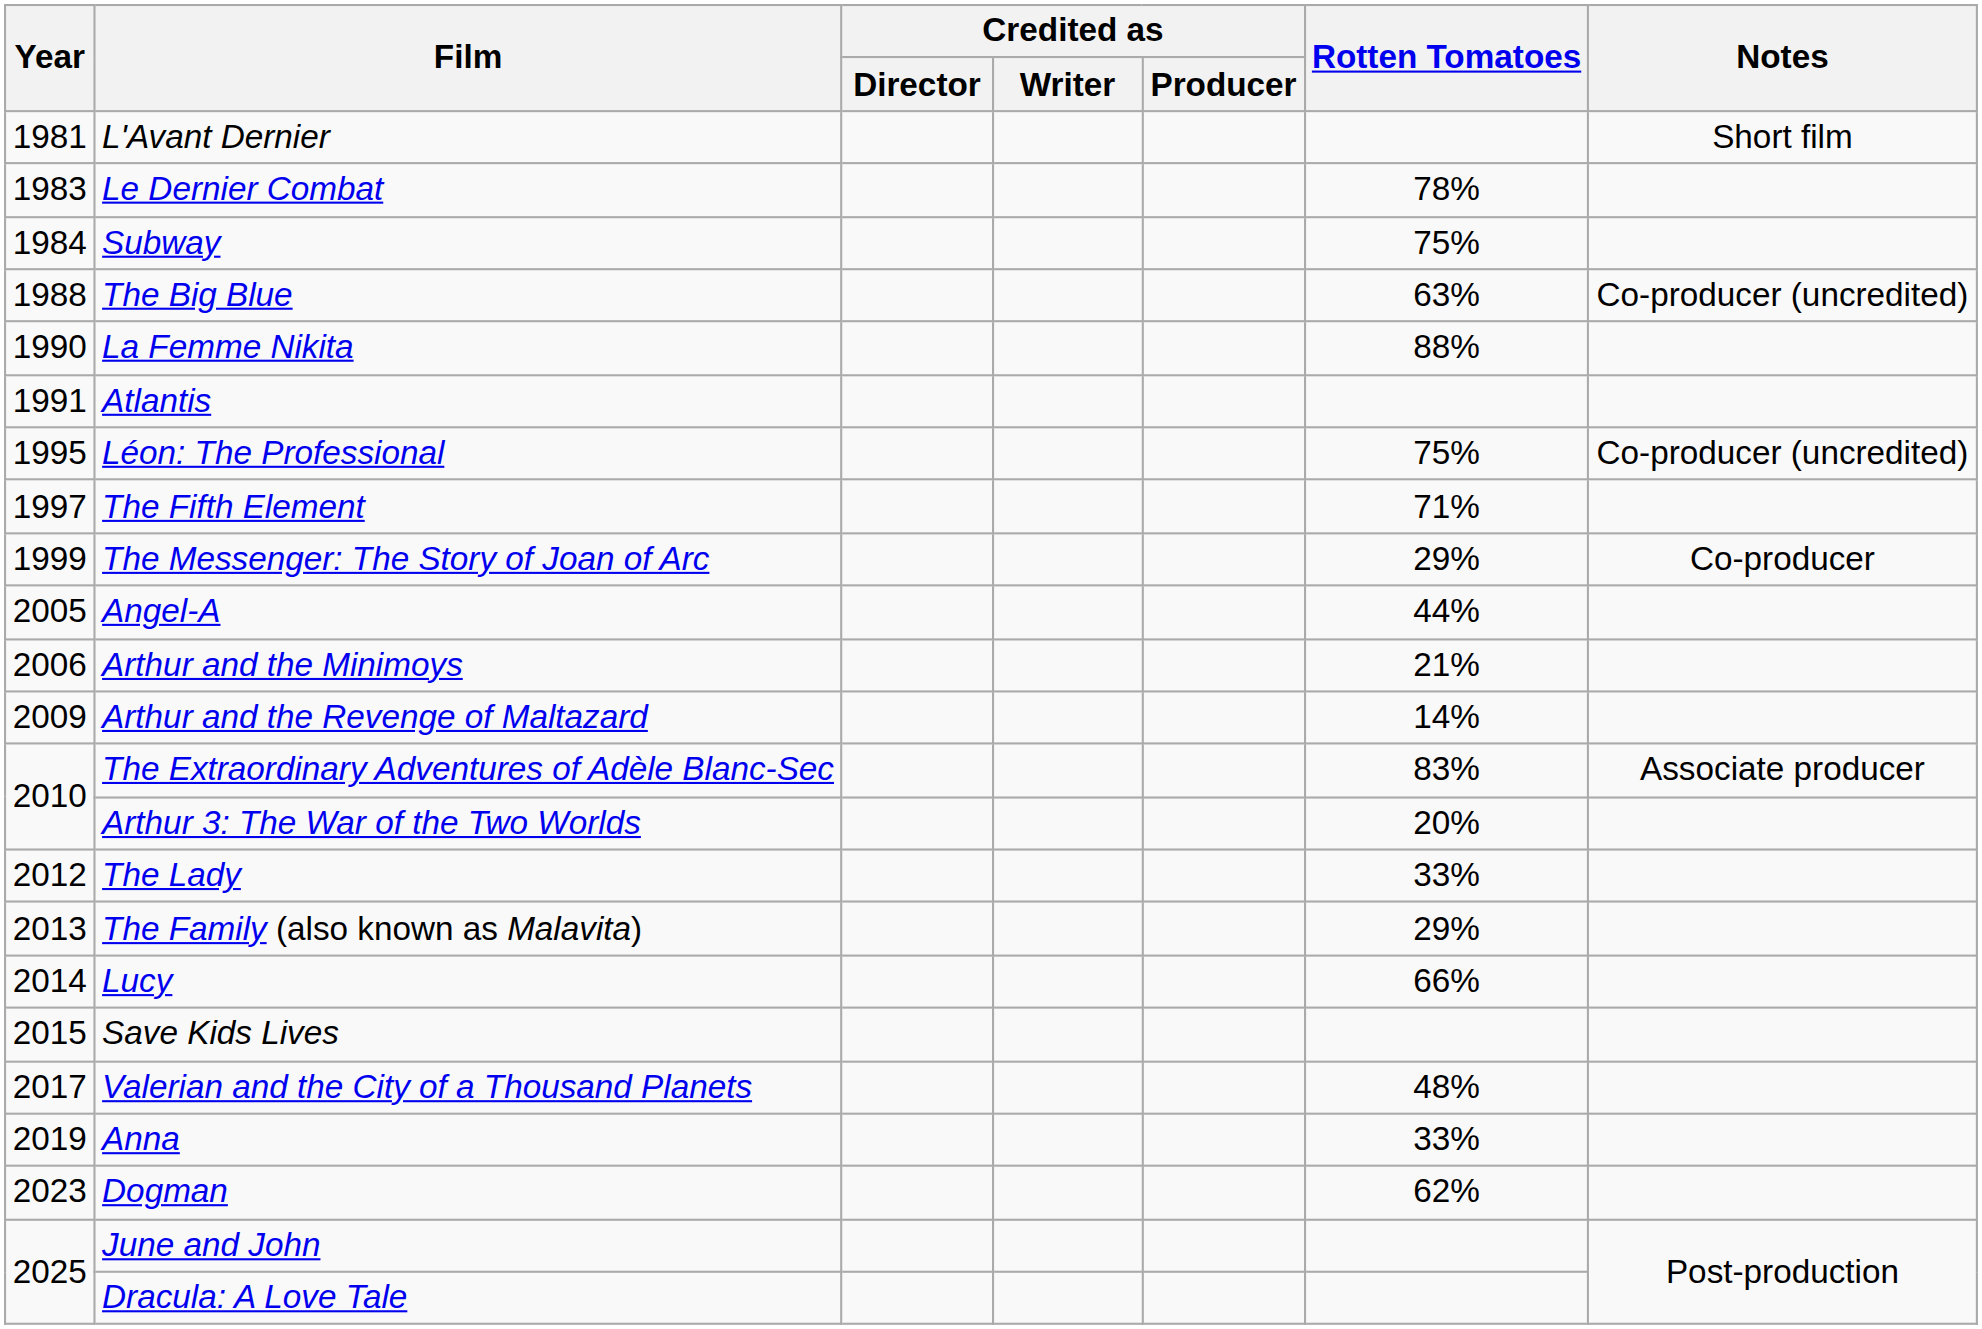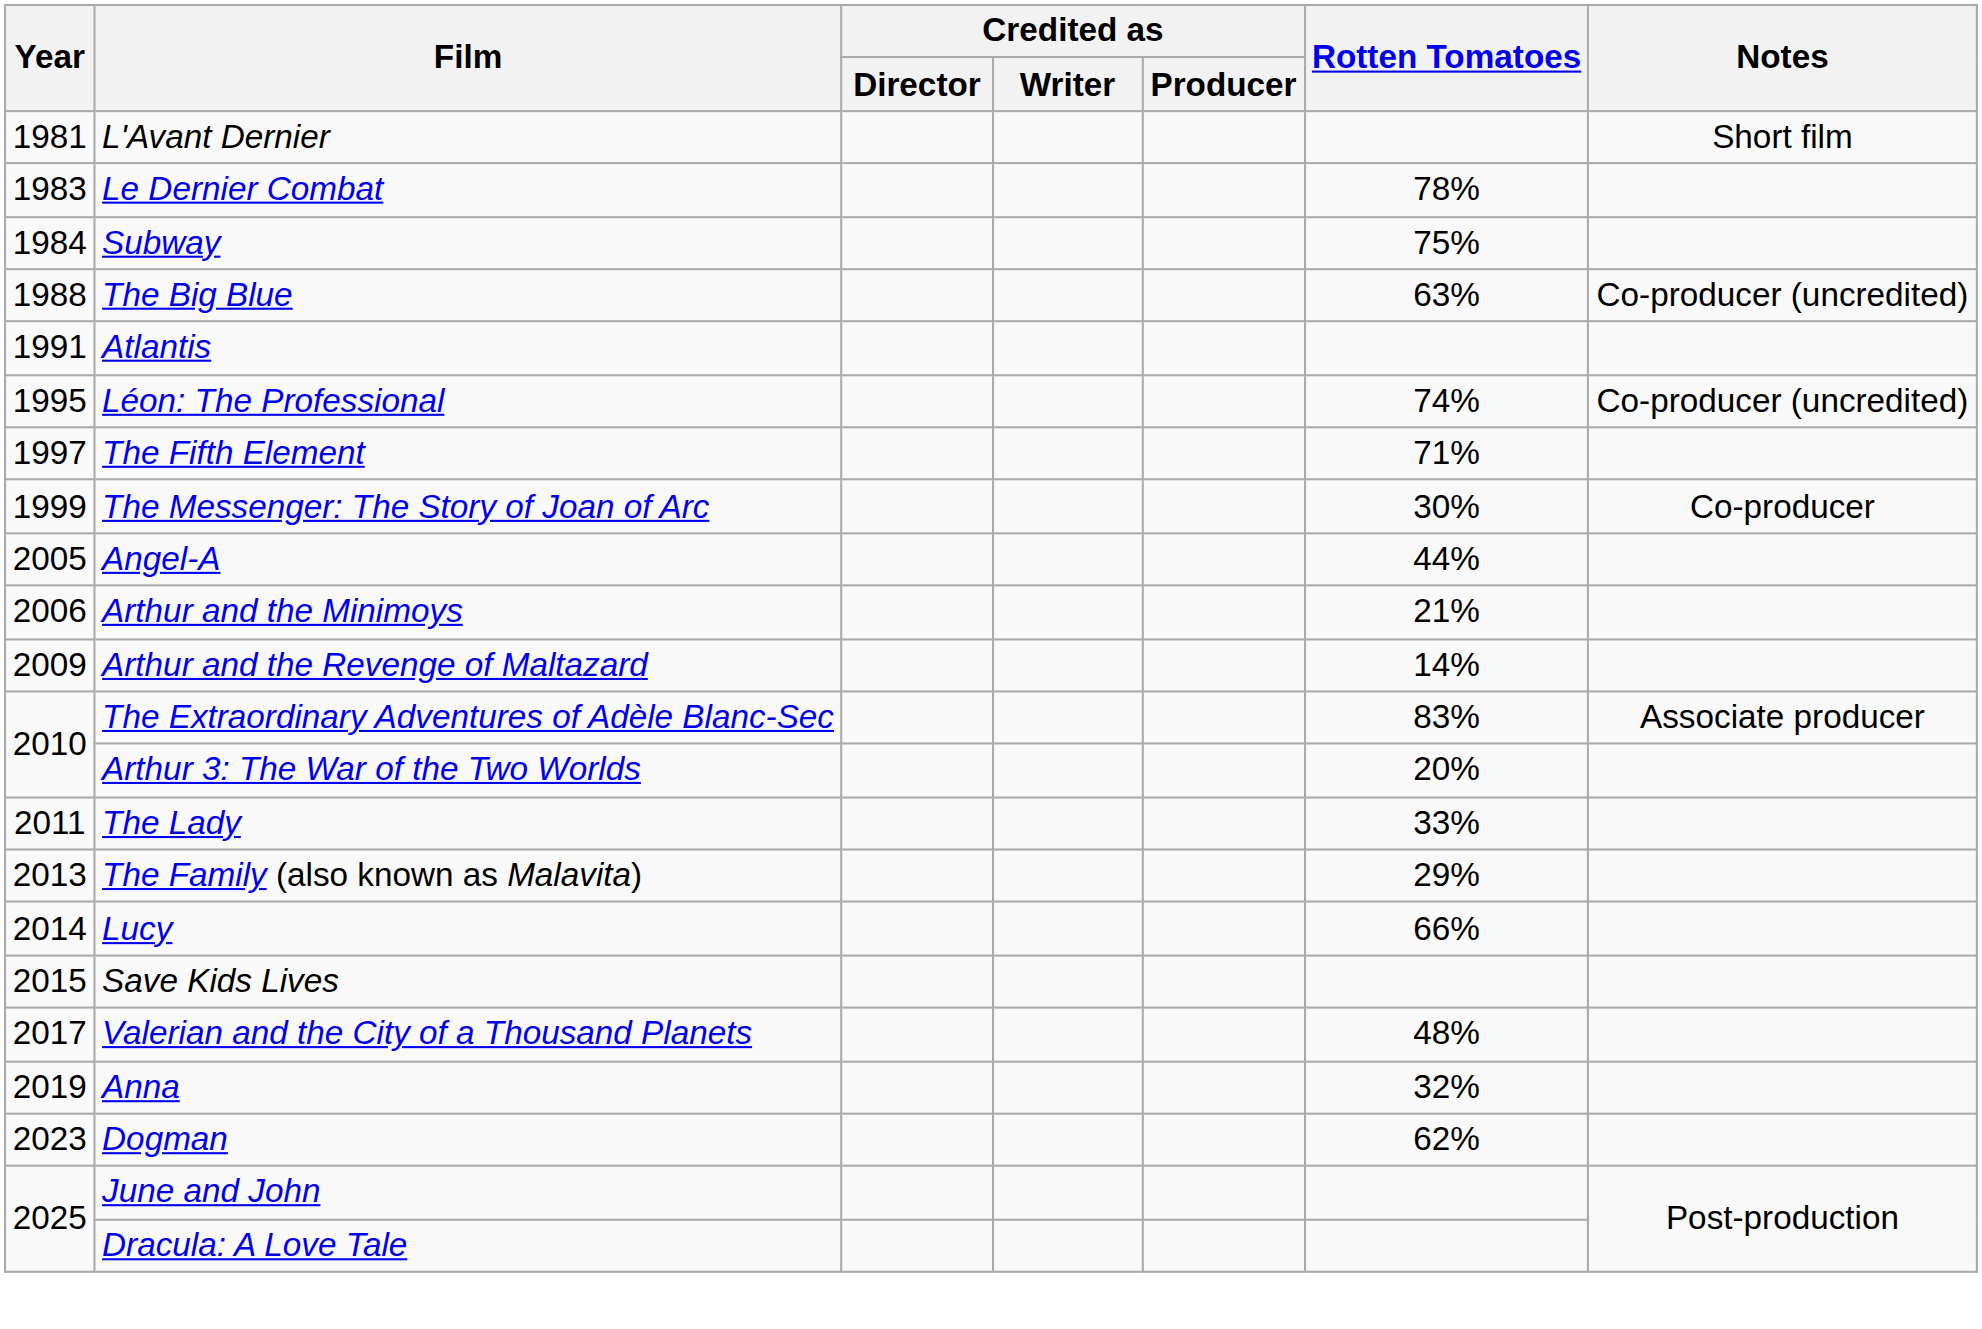- row: (228, 347)
(1447, 453) 75% -> (1447, 400) 74%
(1447, 558) 29% -> (1447, 505) 30%
(50, 875) 2012 -> (50, 822) 2011
(1447, 1139) 33% -> (1447, 1086) 32%
